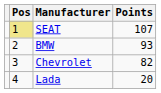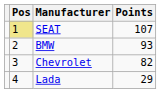(147, 80) 20 -> (147, 80) 29
